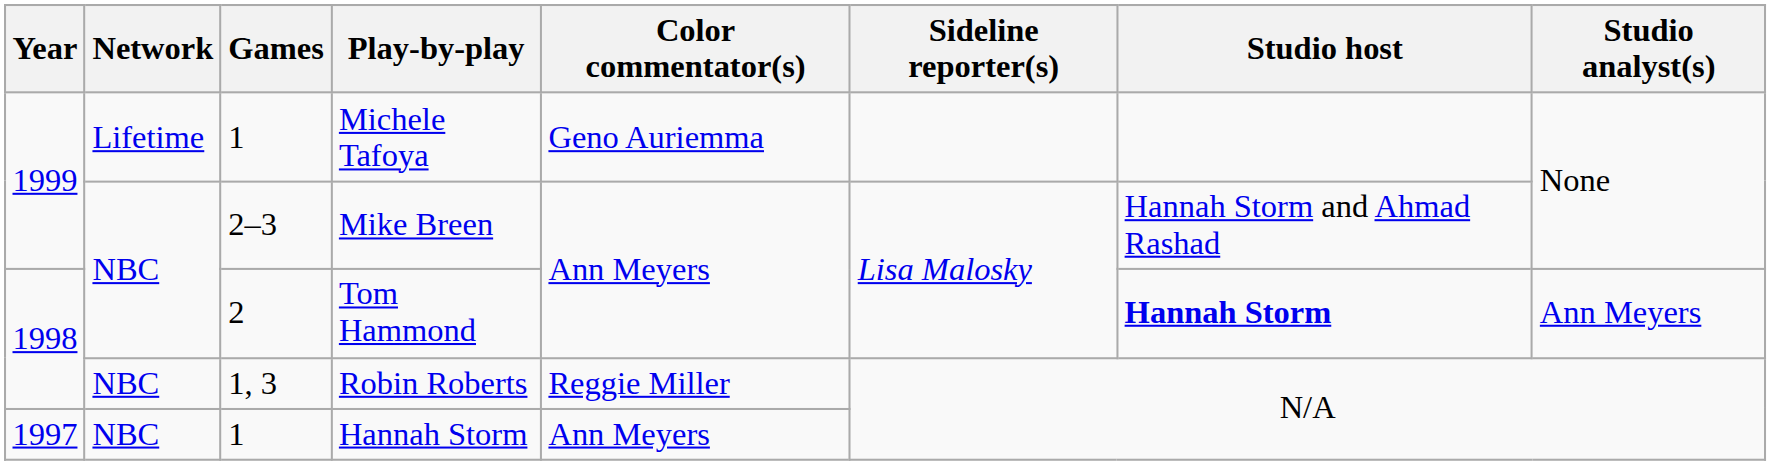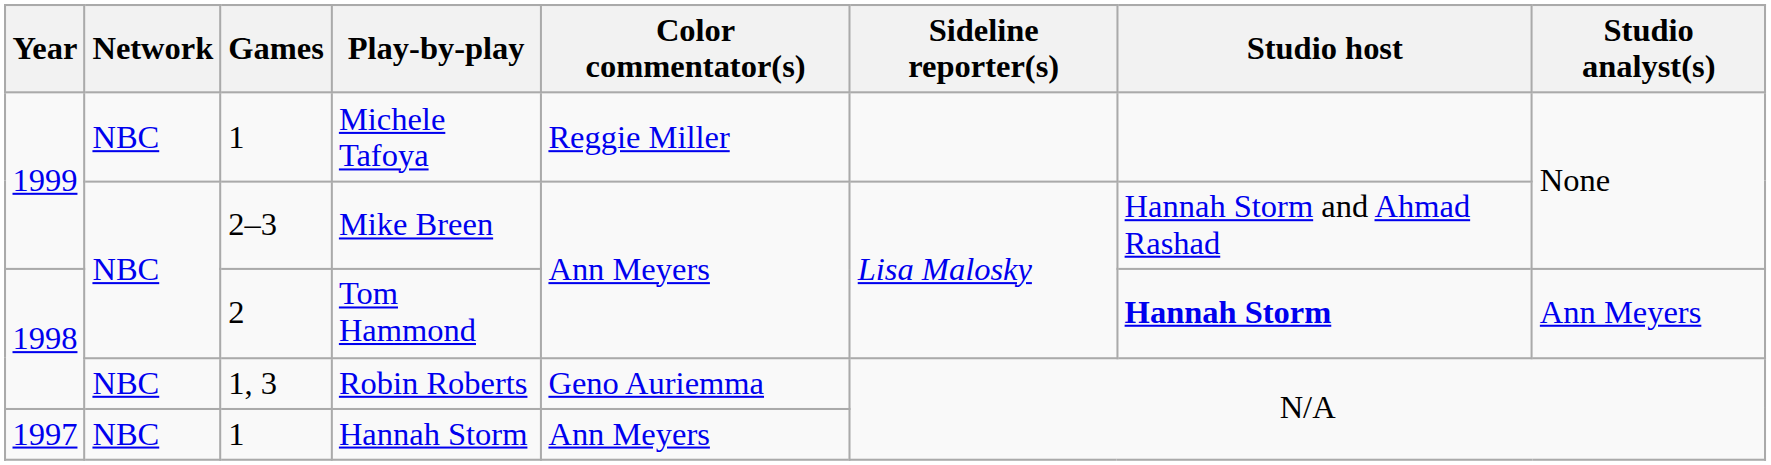(148, 136) Lifetime -> (126, 136) NBC
(656, 136) Geno Auriemma -> (639, 136) Reggie Miller
(639, 382) Reggie Miller -> (656, 382) Geno Auriemma
